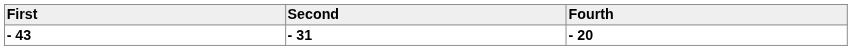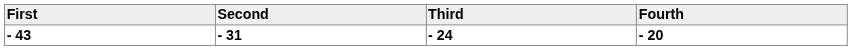+ column: (446, 14)
